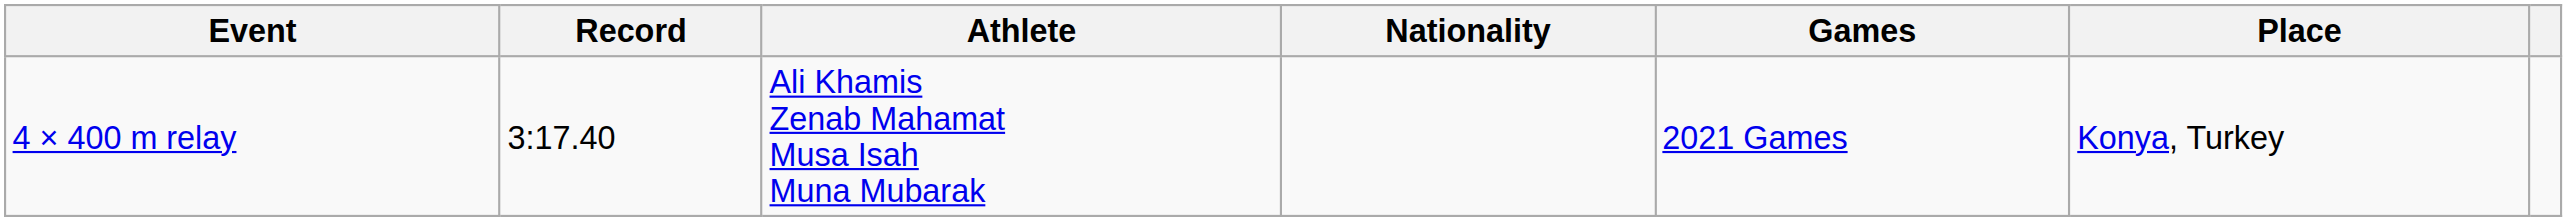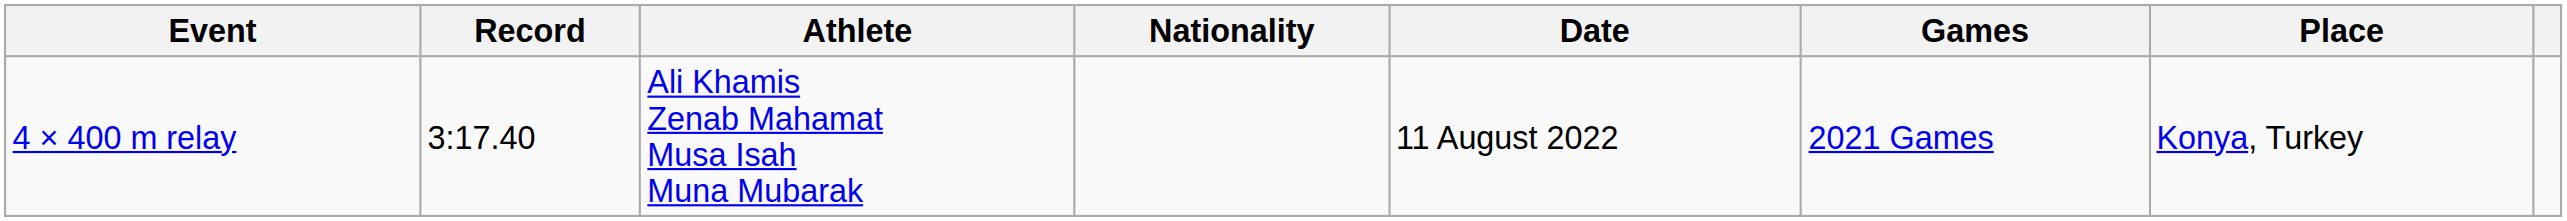+ column: (1595, 31)
